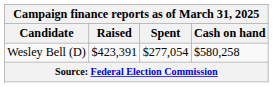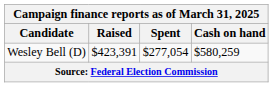(217, 52) $580,258 -> (217, 52) $580,259
